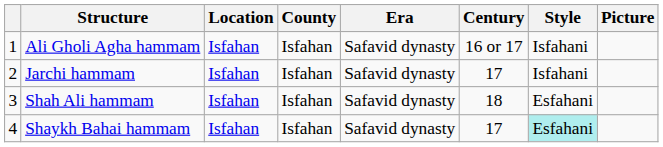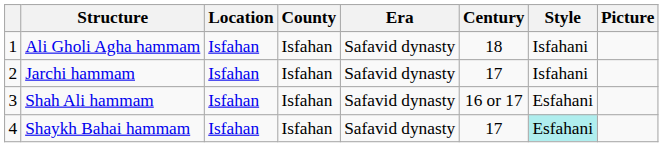(494, 45) 16 or 17 -> (494, 45) 18
(494, 100) 18 -> (494, 100) 16 or 17
